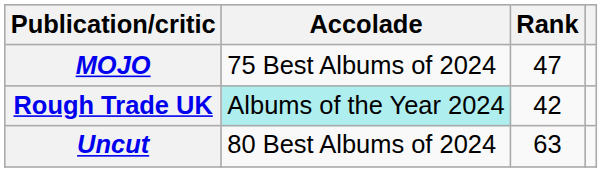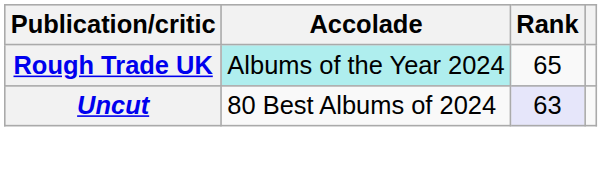- row: (113, 65)
(547, 105) 42 -> (547, 65) 65
(547, 145) no background -> (547, 105) lavender background
